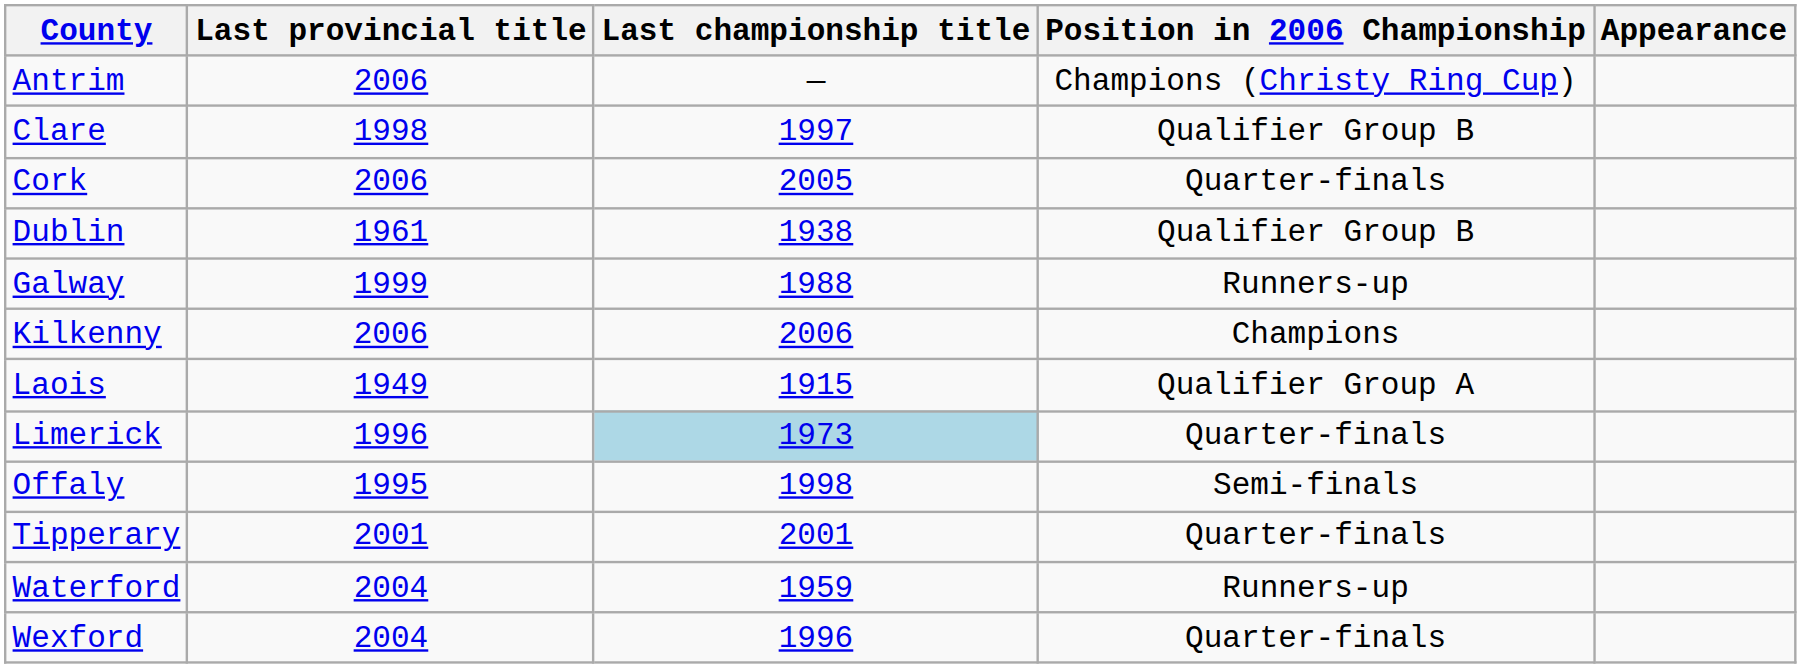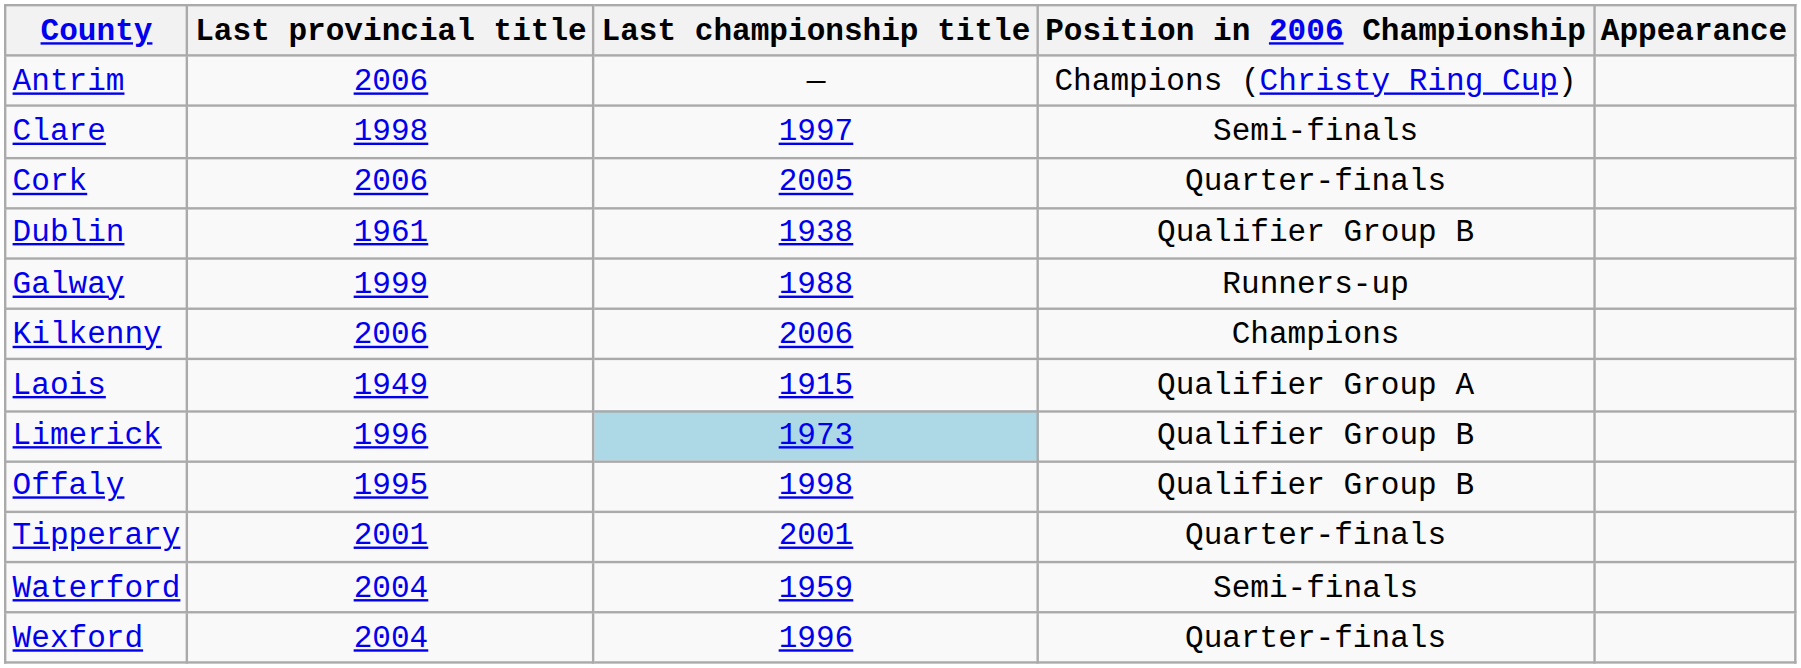(1316, 132) Qualifier Group B -> (1316, 132) Semi-finals
(1316, 436) Quarter-finals -> (1316, 436) Qualifier Group B
(1316, 486) Semi-finals -> (1316, 486) Qualifier Group B
(1316, 588) Runners-up -> (1316, 588) Semi-finals
